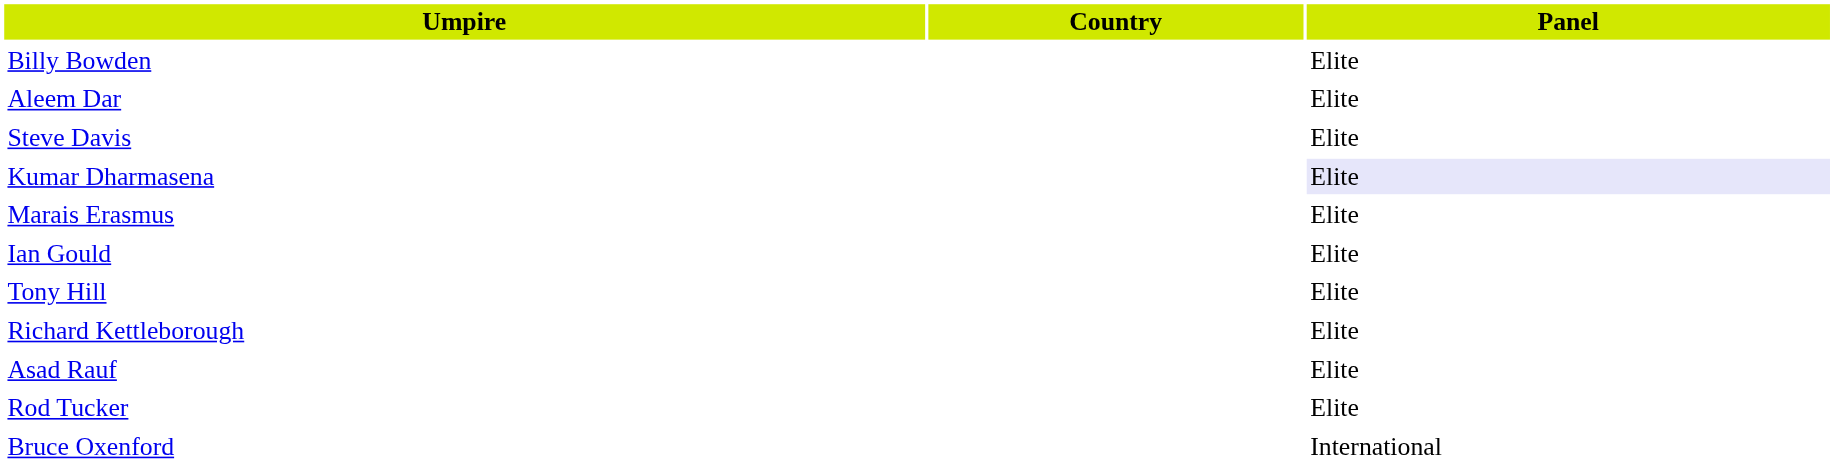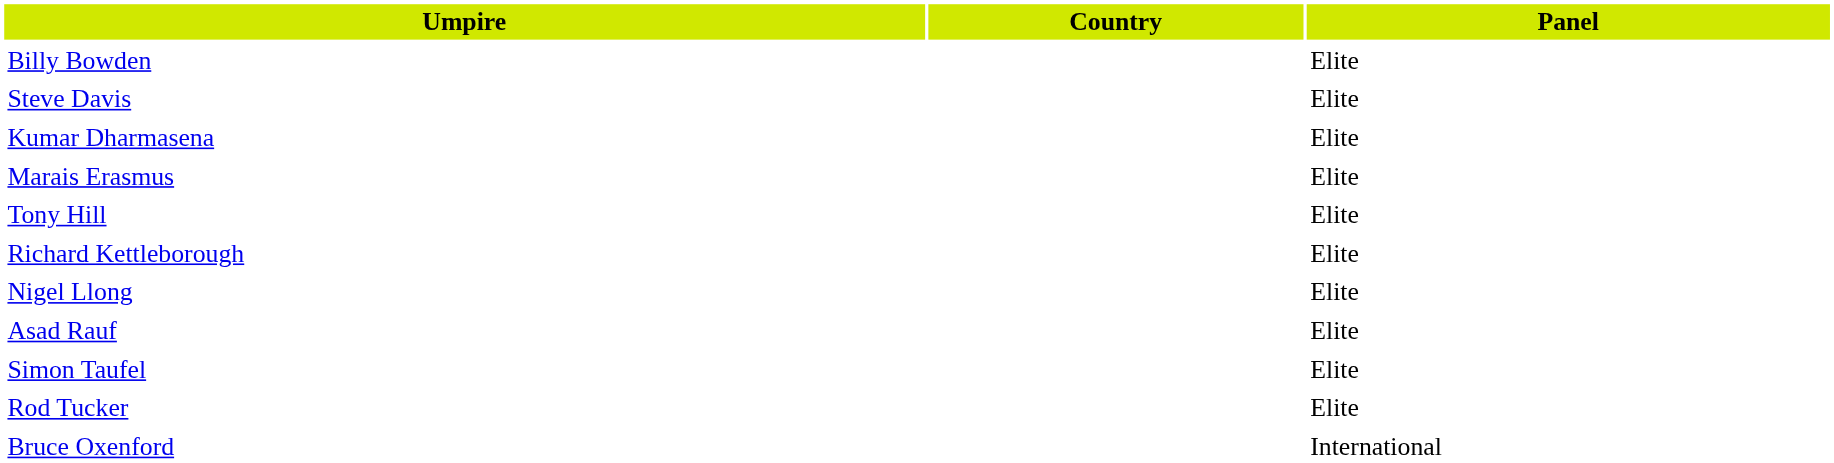- row: (64, 98)
(1335, 176) lavender background -> (1335, 137) no background
- row: (59, 253)
+ row: (70, 292)
+ row: (77, 369)
